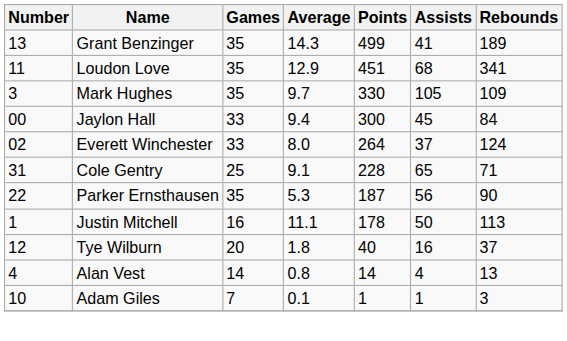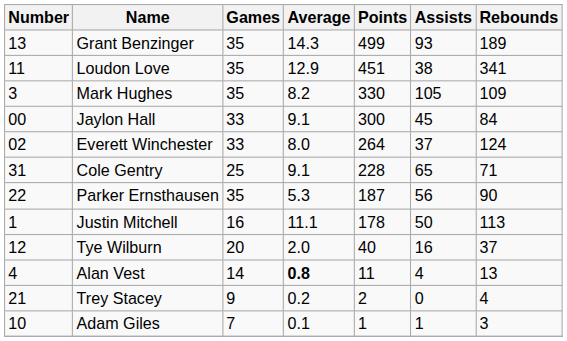(424, 43) 41 -> (424, 43) 93
(424, 68) 68 -> (424, 68) 38
(299, 94) 9.7 -> (299, 94) 8.2
(299, 119) 9.4 -> (299, 119) 9.1
(299, 247) 1.8 -> (299, 247) 2.0
(299, 273) normal -> (299, 273) bold
(367, 273) 14 -> (366, 273) 11
+ row: (119, 298)
